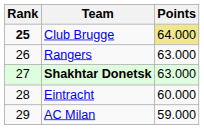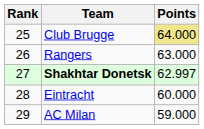(23, 34) bold -> (23, 34) normal
(177, 74) 63.000 -> (177, 74) 62.997
